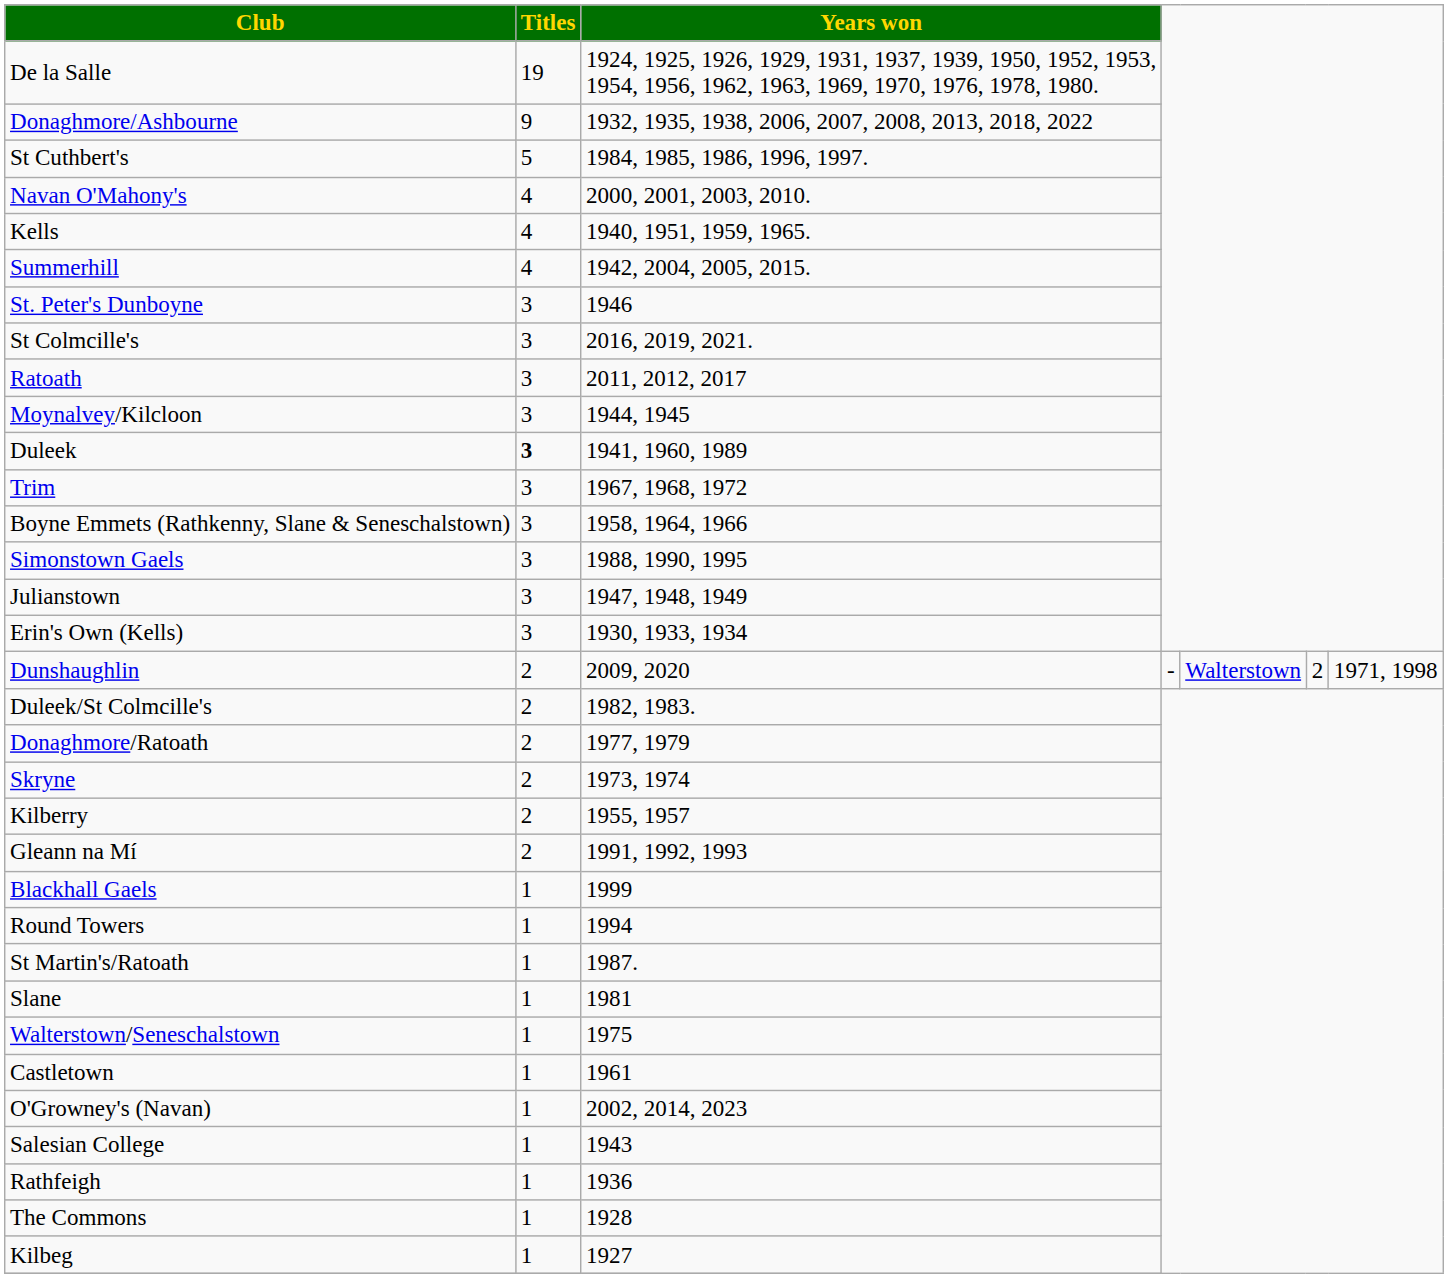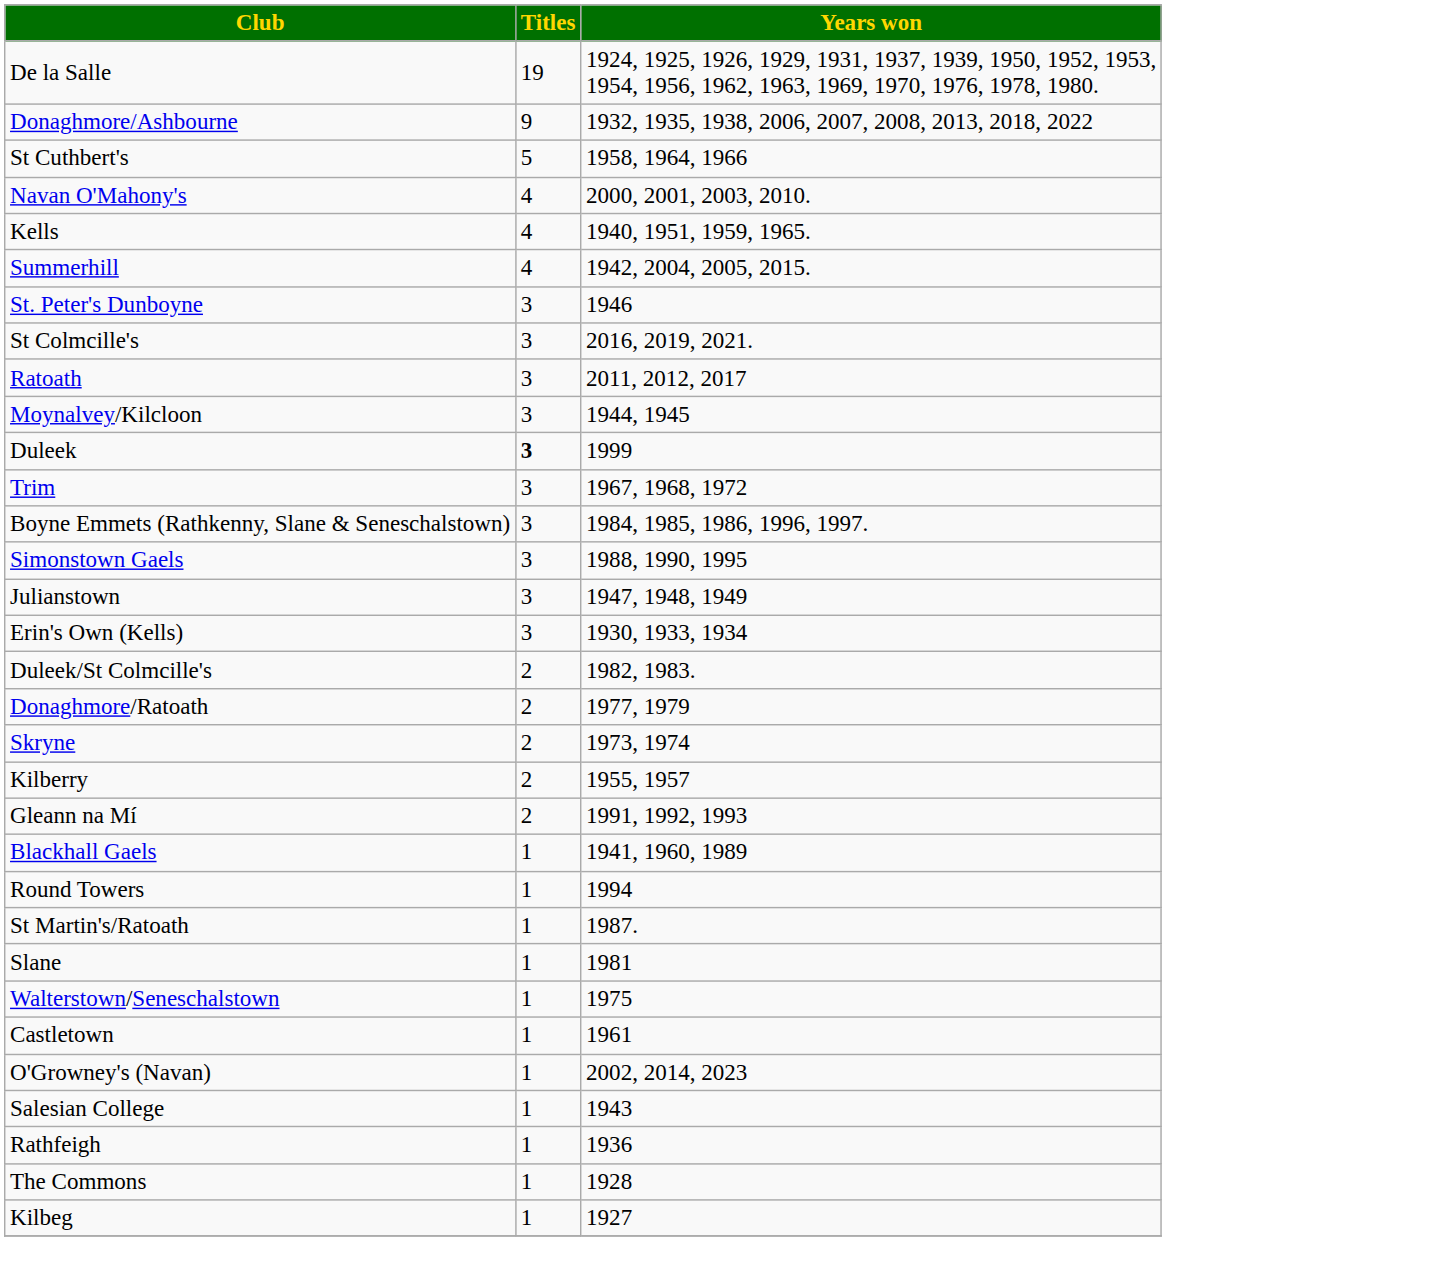(727, 158) 1984, 1985, 1986, 1996, 1997. -> (667, 158) 1958, 1964, 1966
(667, 450) 1941, 1960, 1989 -> (609, 450) 1999
(667, 523) 1958, 1964, 1966 -> (727, 523) 1984, 1985, 1986, 1996, 1997.
- row: (75, 669)
(609, 889) 1999 -> (667, 852) 1941, 1960, 1989
